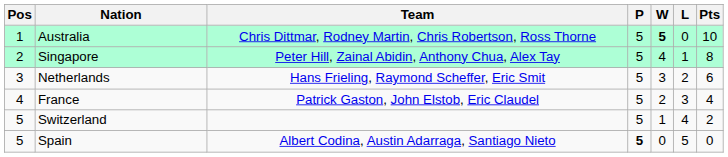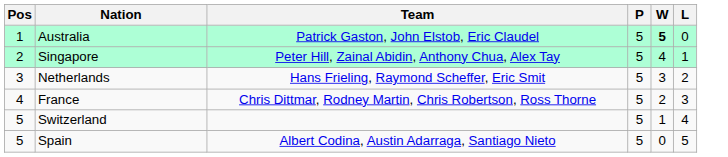- column: (710, 15)
(418, 36) Chris Dittmar, Rodney Martin, Chris Robertson, Ross Thorne -> (418, 36) Patrick Gaston, John Elstob, Eric Claudel
(418, 99) Patrick Gaston, John Elstob, Eric Claudel -> (418, 99) Chris Dittmar, Rodney Martin, Chris Robertson, Ross Thorne
(639, 141) bold -> (639, 141) normal
